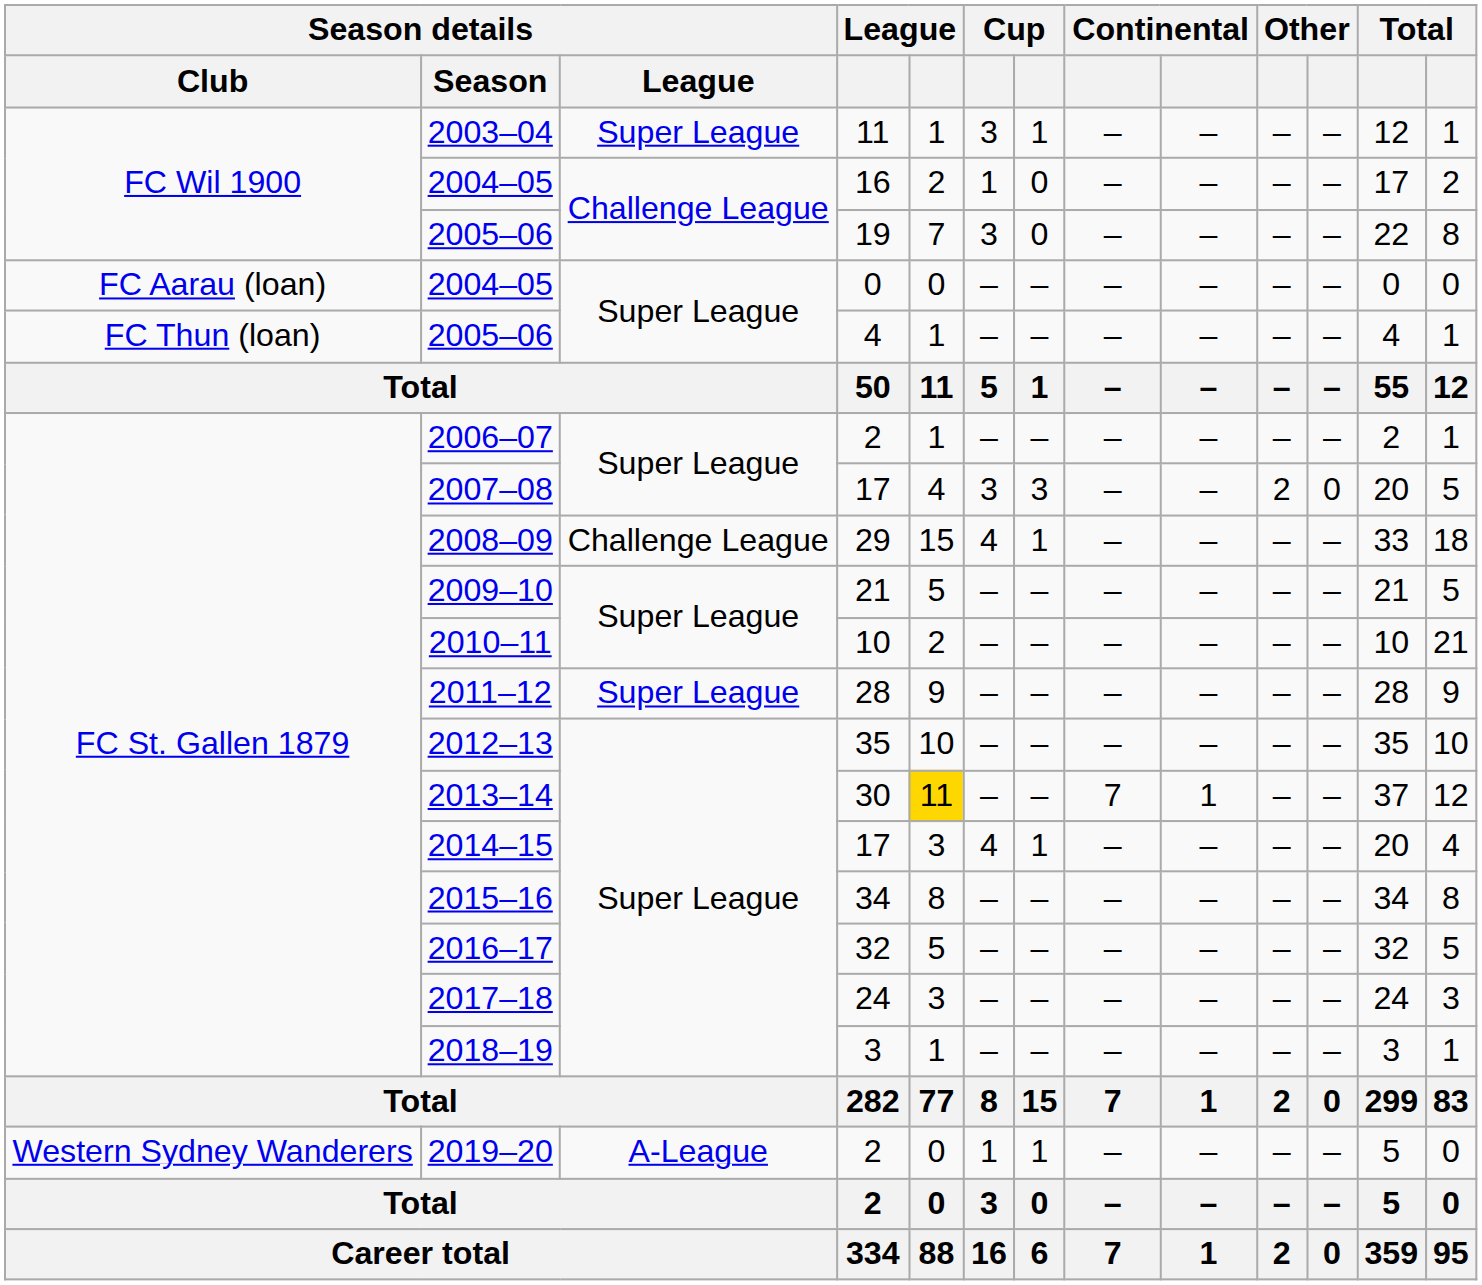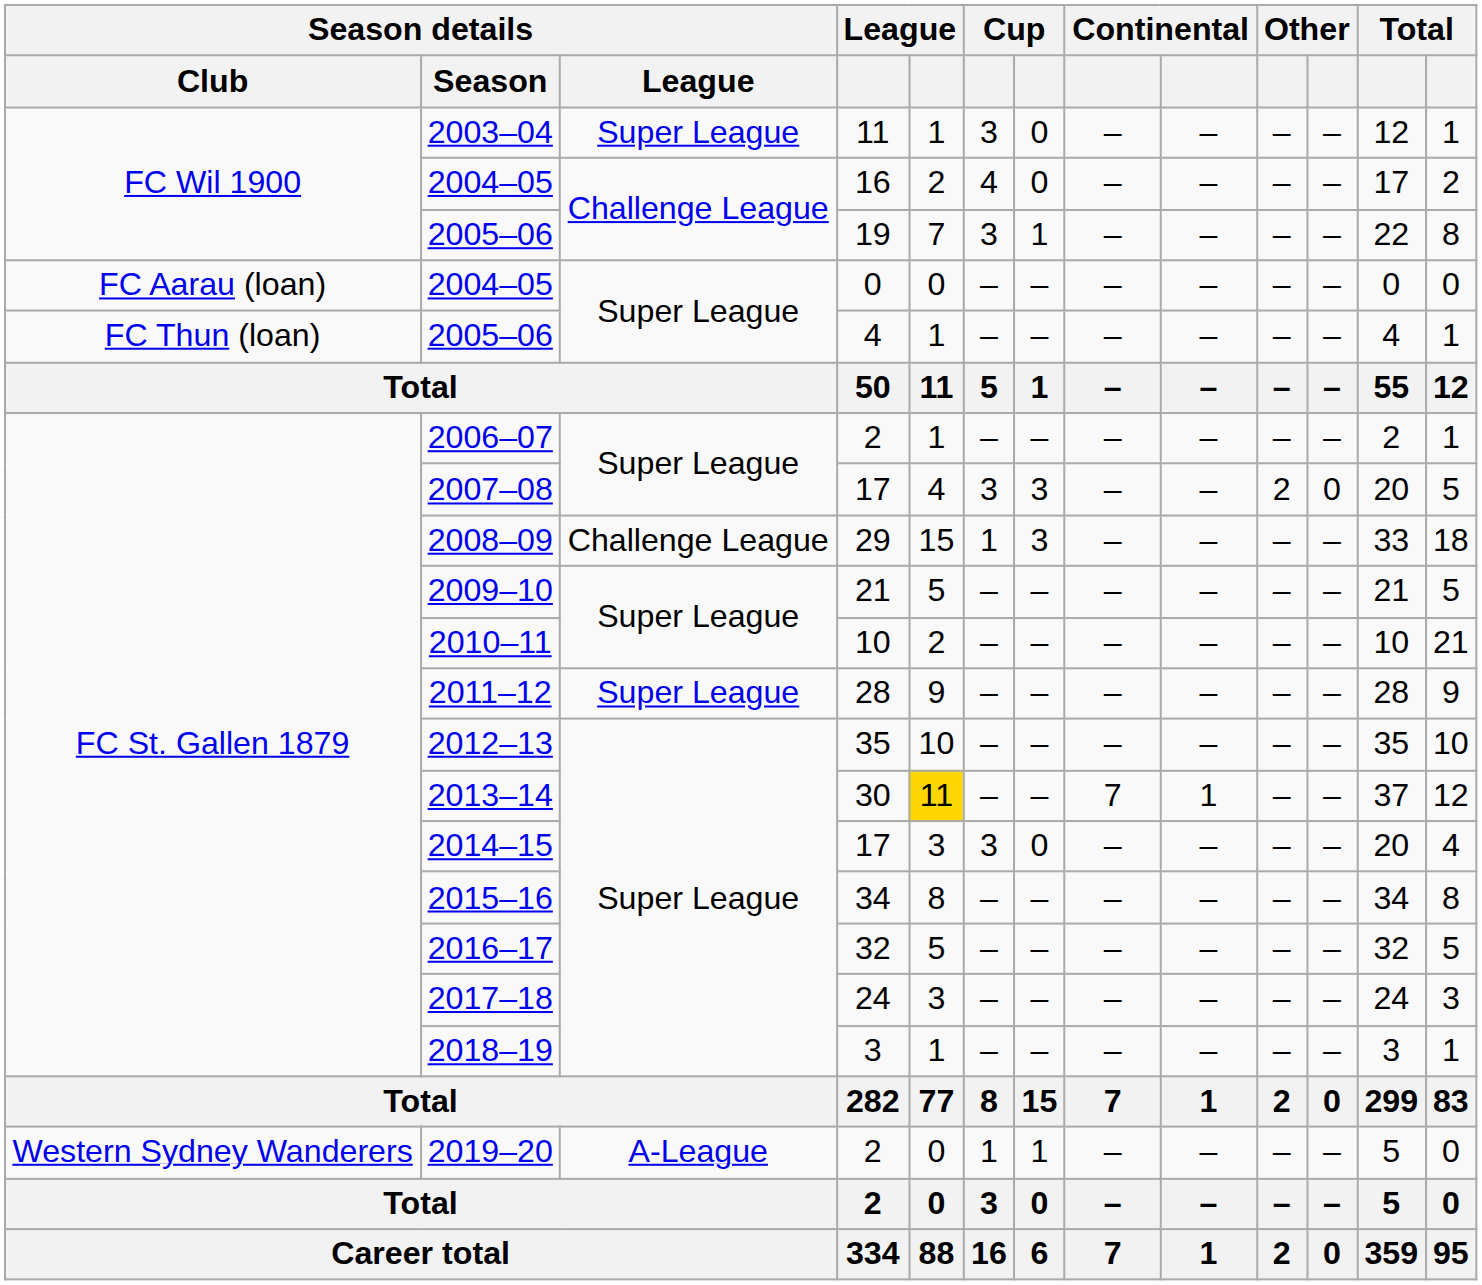(1039, 132) 1 -> (1039, 132) 0
(989, 183) 1 -> (989, 183) 4
(1039, 234) 0 -> (1039, 234) 1
(989, 540) 4 -> (989, 540) 1
(1039, 540) 1 -> (1039, 540) 3
(989, 846) 4 -> (989, 846) 3
(1039, 846) 1 -> (1039, 846) 0
